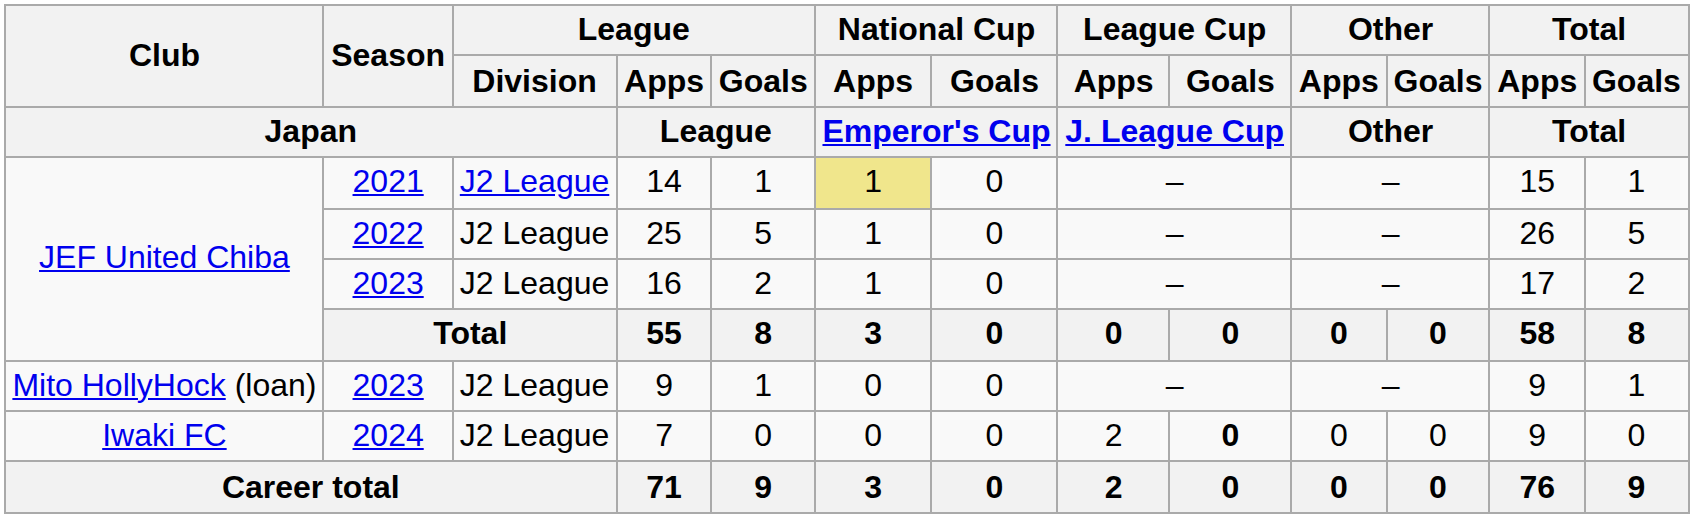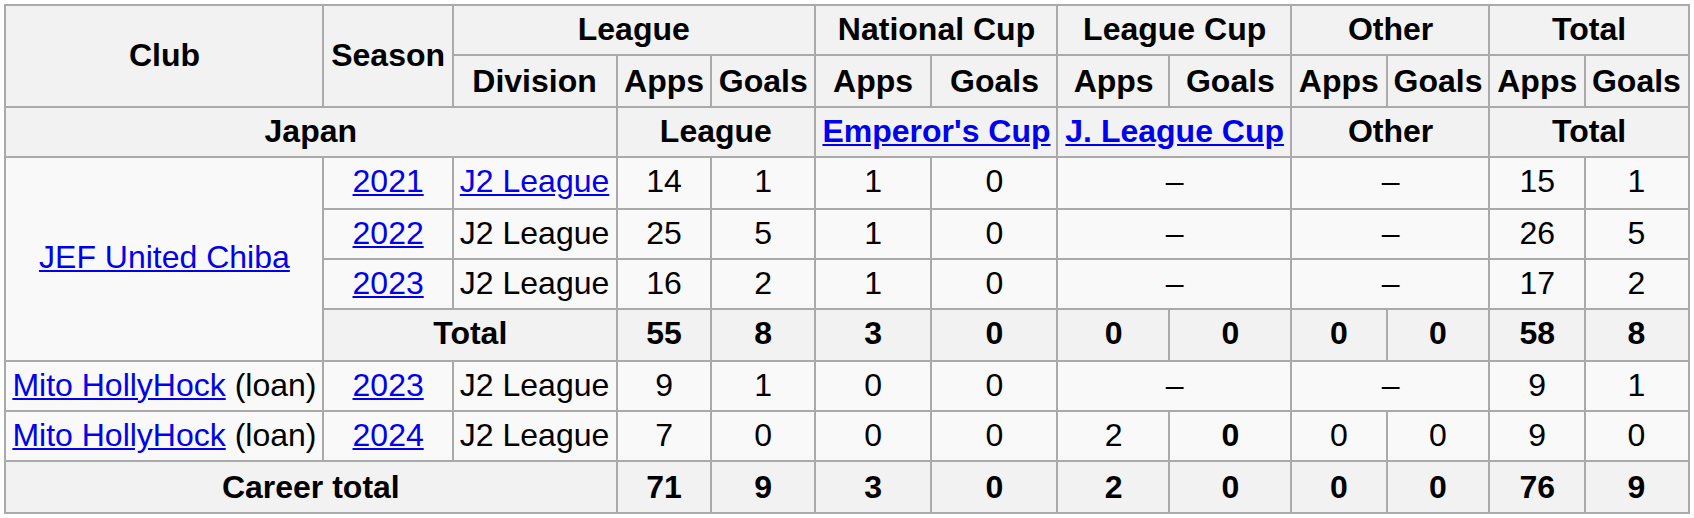(873, 182) khaki background -> (873, 182) no background
(164, 435) Iwaki FC -> (164, 435) Mito HollyHock (loan)
